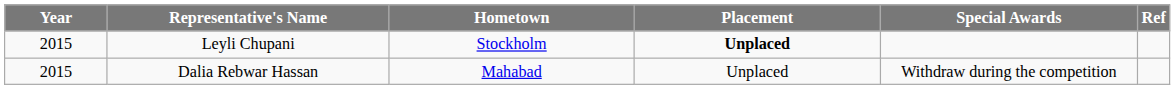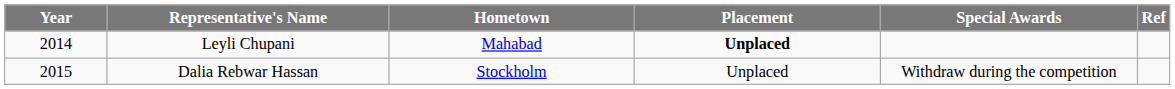(56, 44) 2015 -> (56, 44) 2014
(512, 44) Stockholm -> (512, 44) Mahabad
(512, 70) Mahabad -> (512, 70) Stockholm
